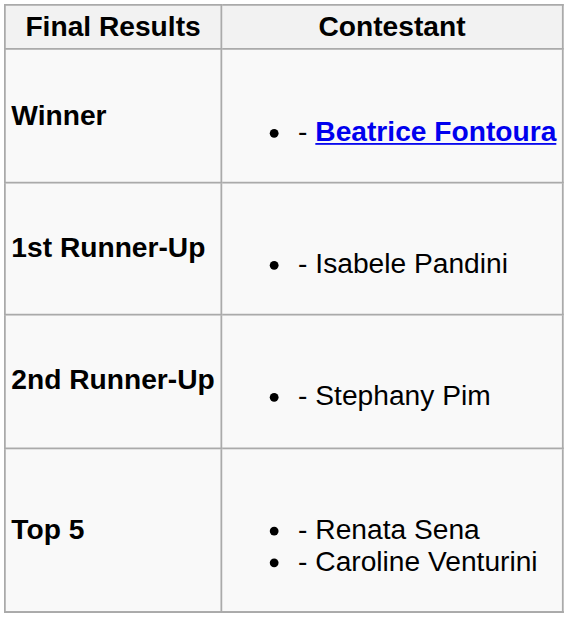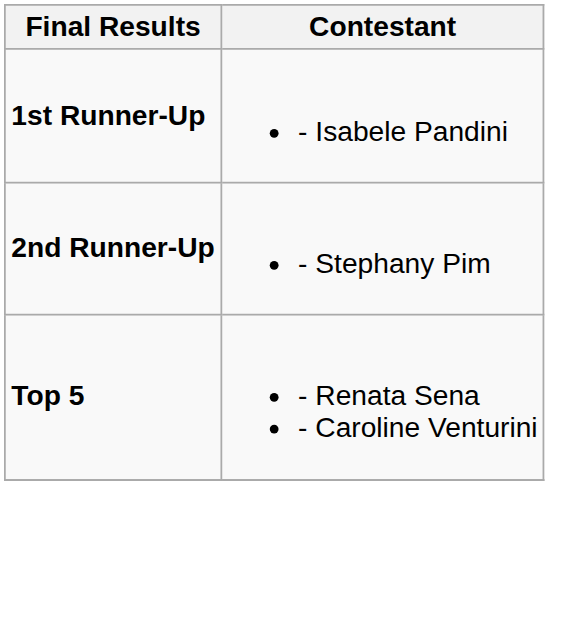- row: (59, 115)
